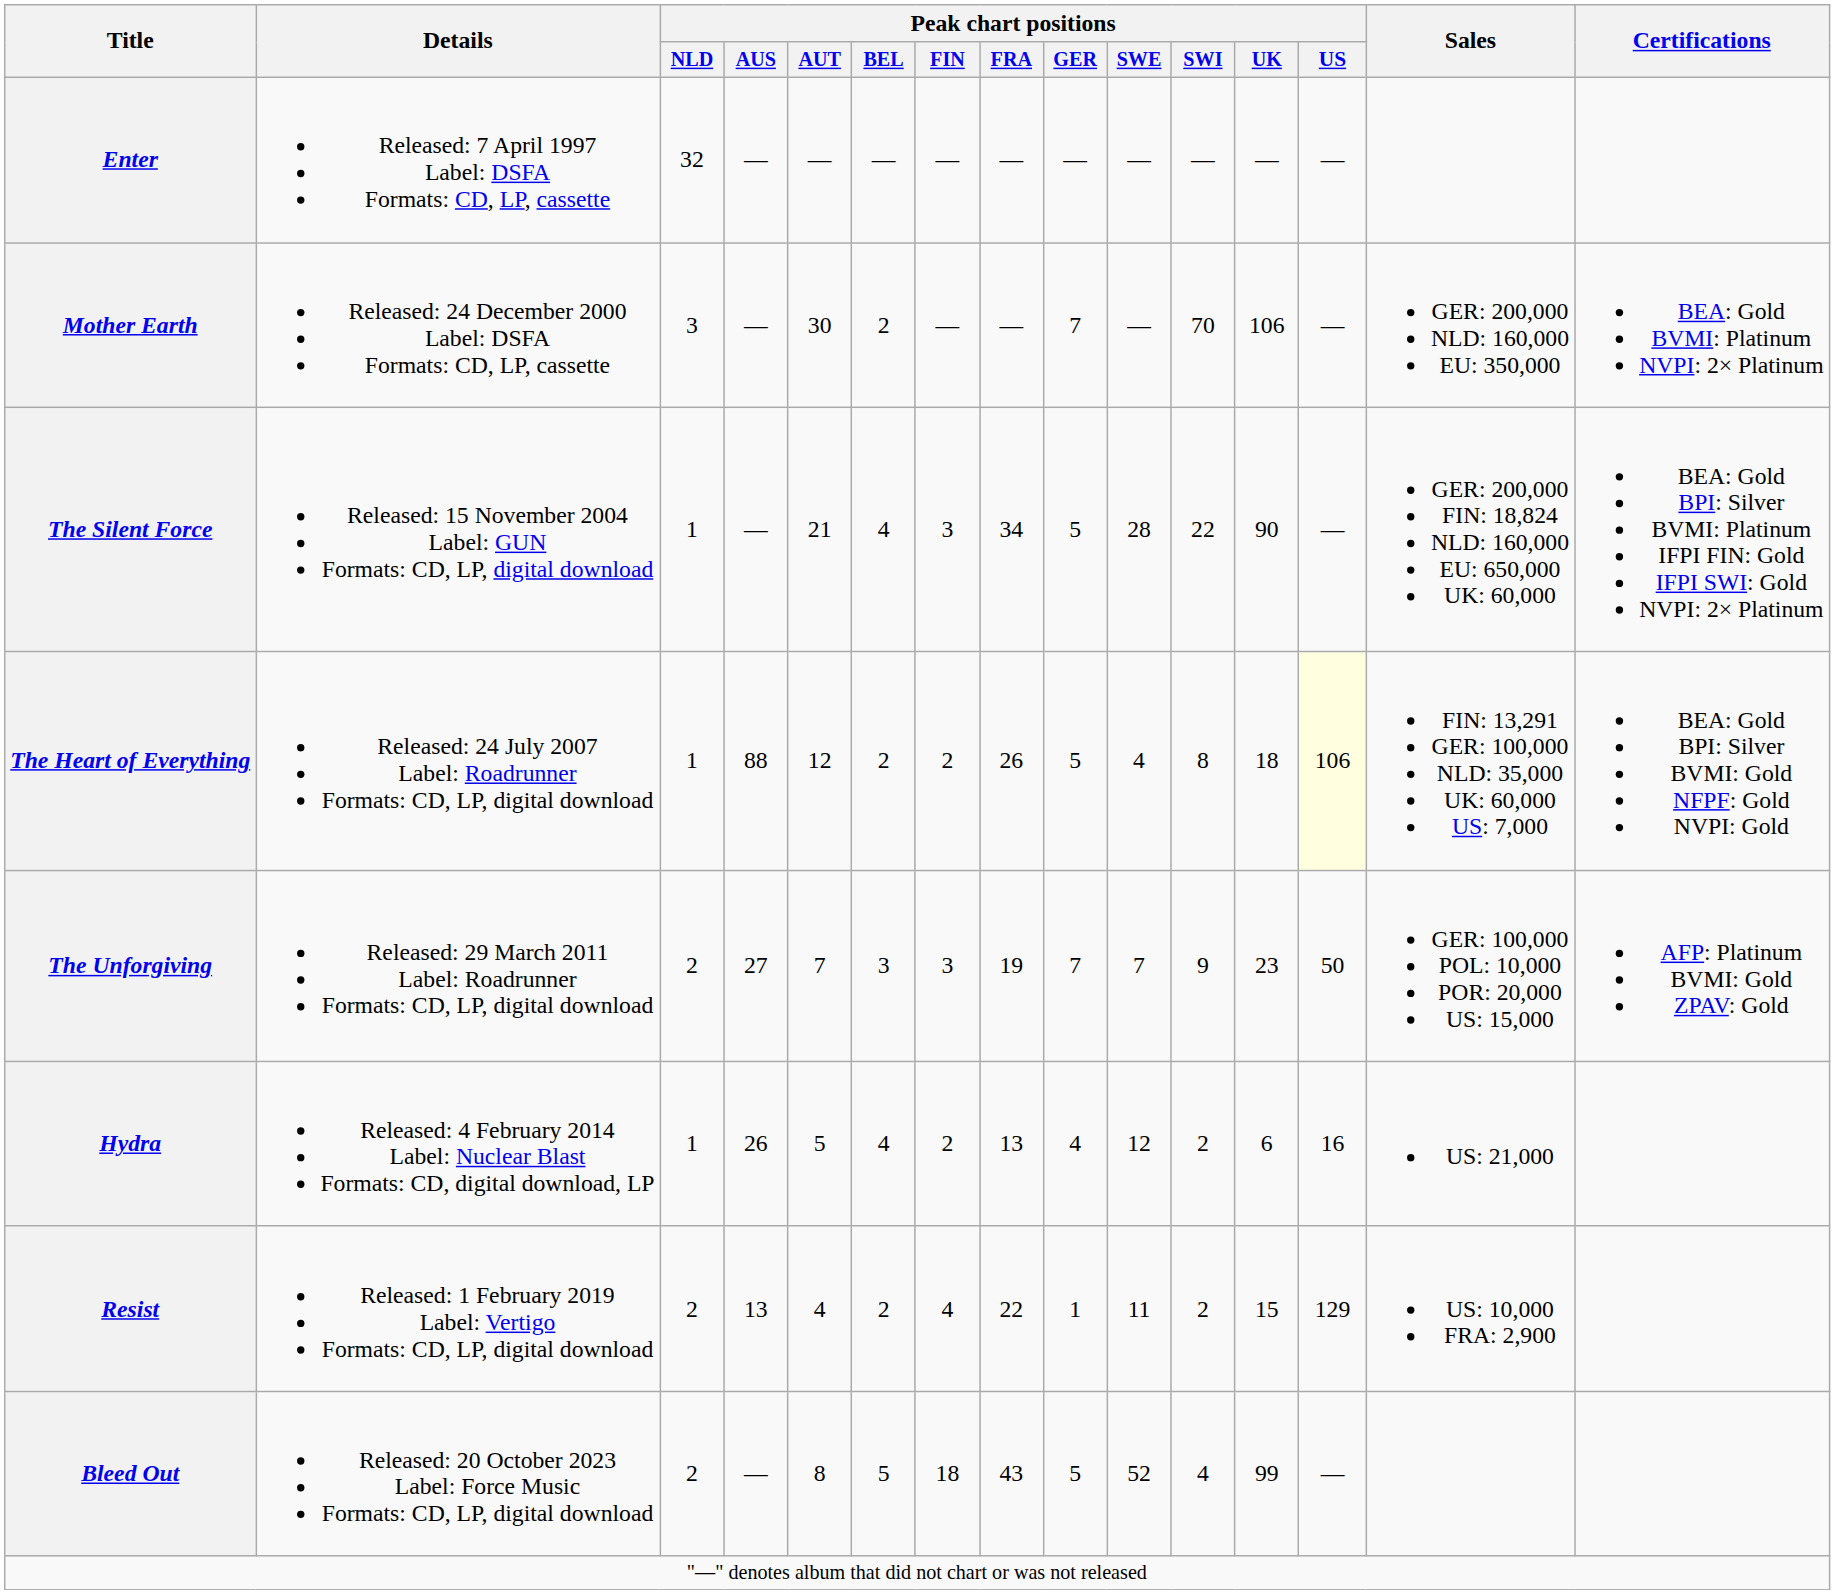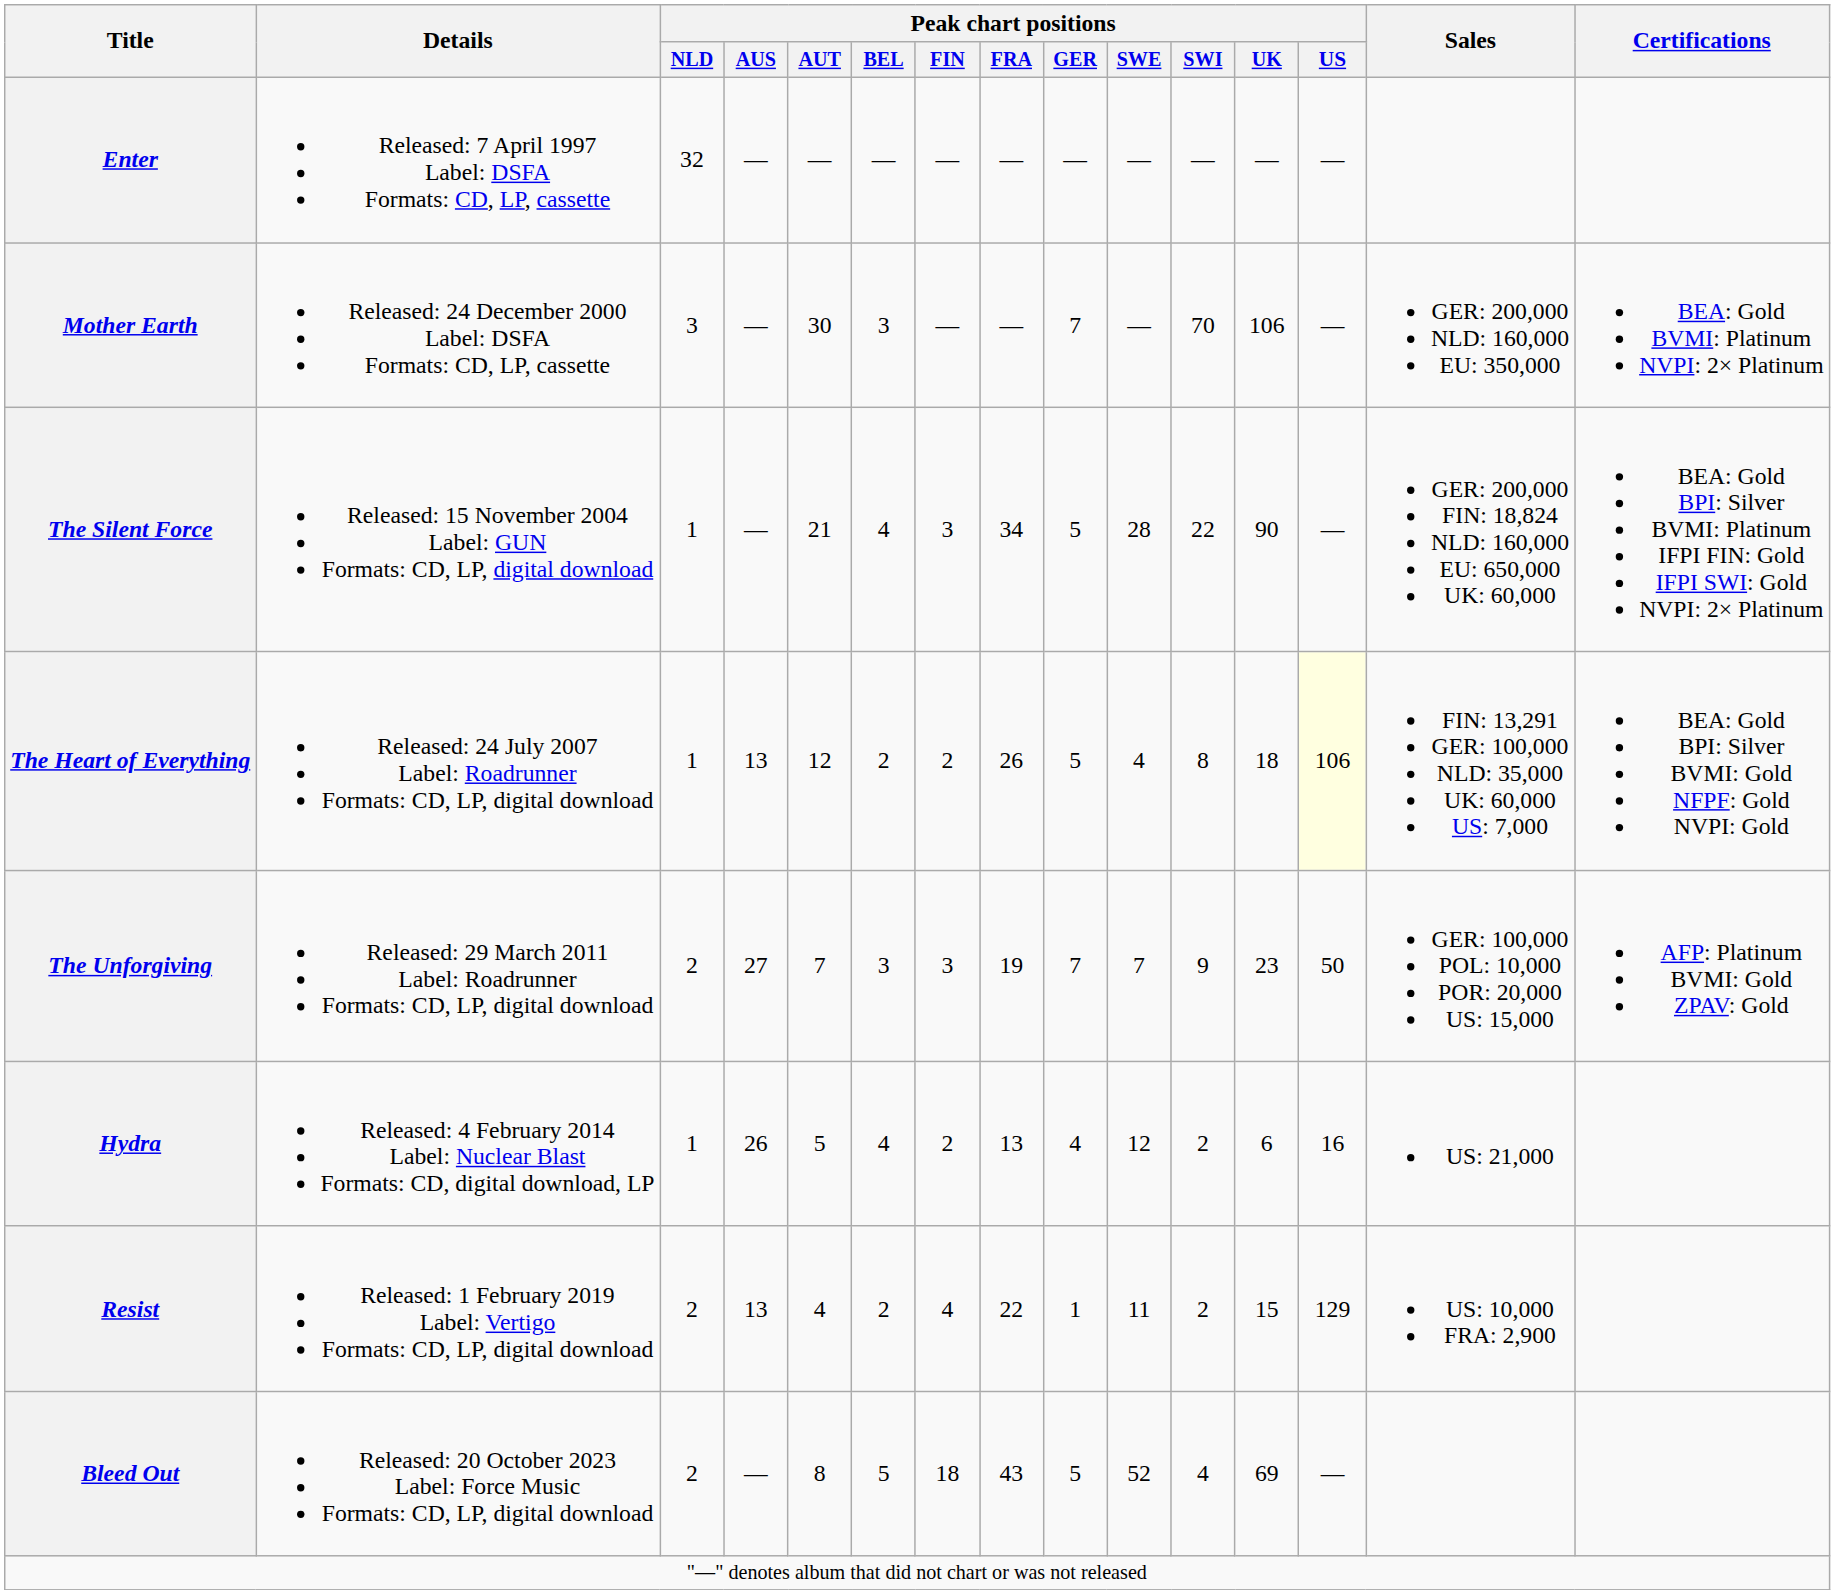(884, 324) 2 -> (884, 324) 3
(756, 760) 88 -> (756, 760) 13
(1267, 1473) 99 -> (1267, 1473) 69
